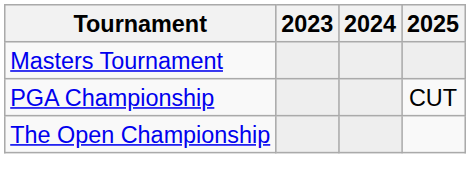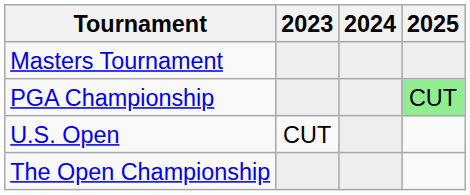(433, 98) no background -> (433, 98) lightgreen background
+ row: (65, 135)
